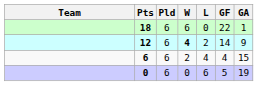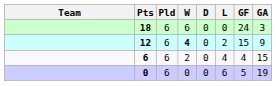+ column: (206, 12)
(225, 27) 22 -> (244, 27) 24
(244, 27) 1 -> (262, 27) 3
(225, 42) 14 -> (244, 42) 15
